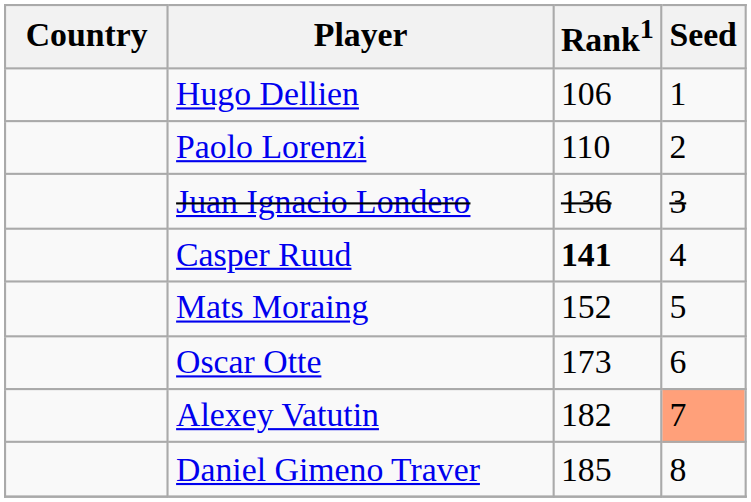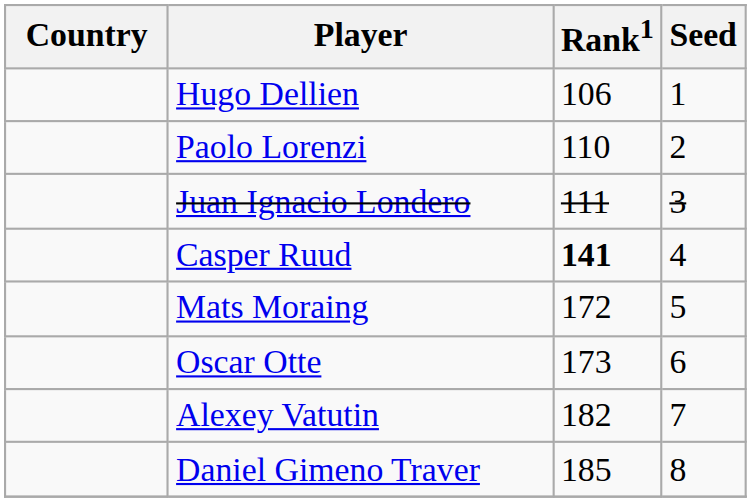(586, 201) 136 -> (585, 201) 111
(586, 308) 152 -> (586, 308) 172
(678, 415) lightsalmon background -> (678, 415) no background
